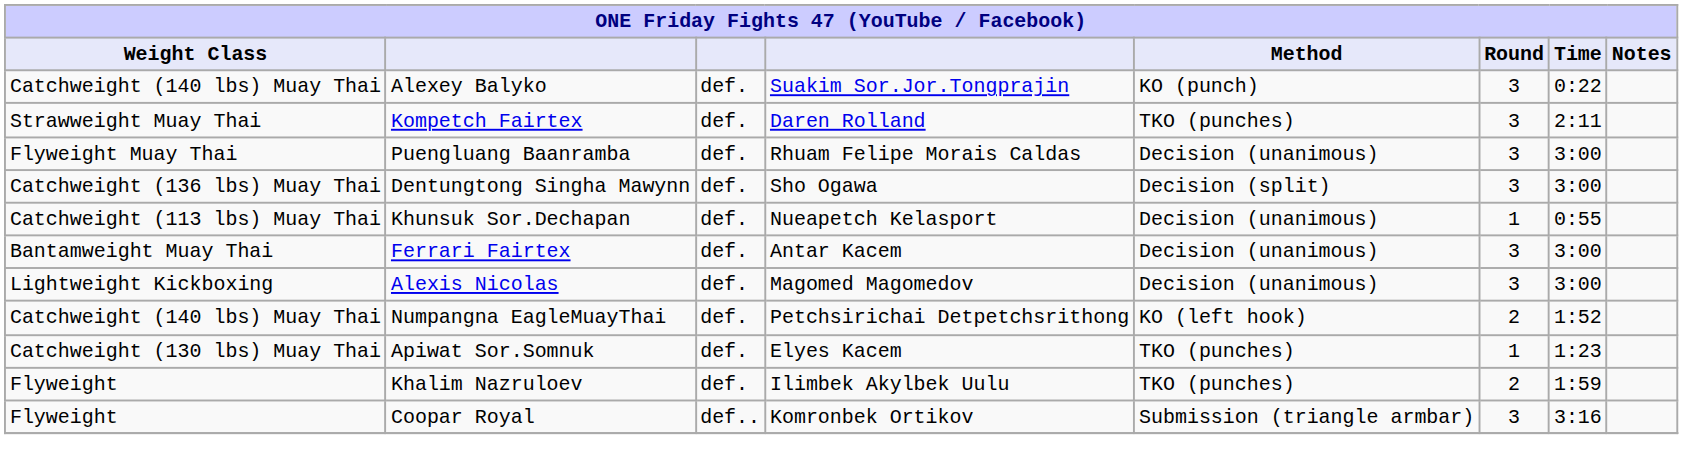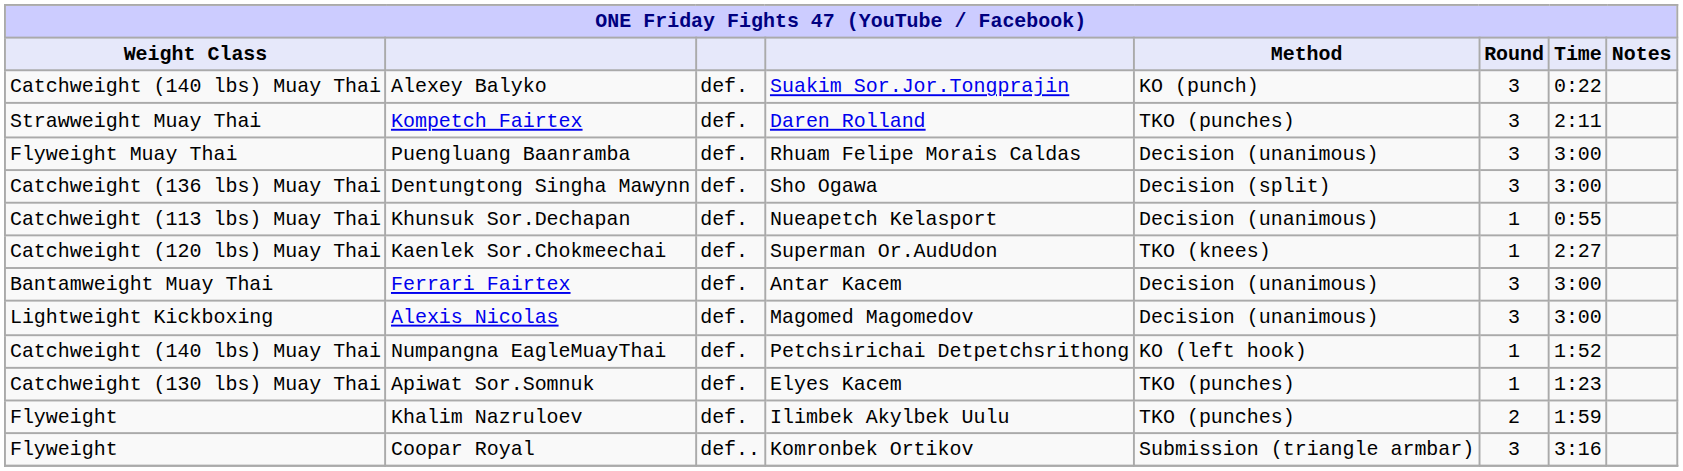+ row: (529, 252)
(1514, 318) 2 -> (1514, 351) 1
